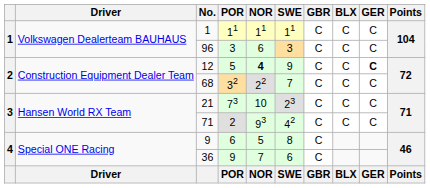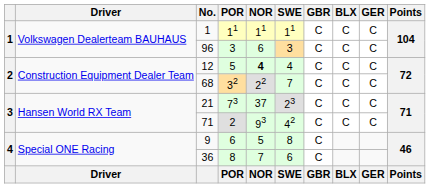(290, 65) 9 -> (290, 65) 4
(373, 65) bold -> (373, 65) normal
(261, 103) 10 -> (261, 103) 37
(232, 157) 9 -> (232, 157) 8
